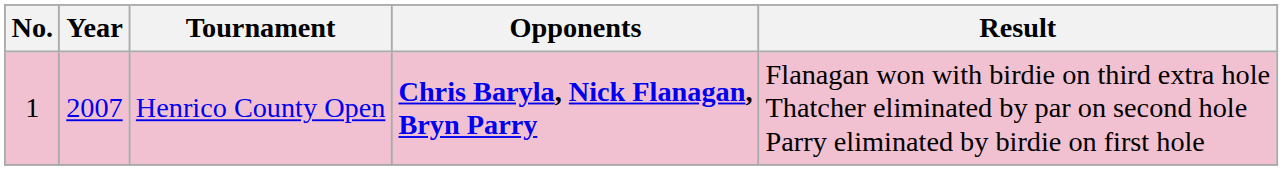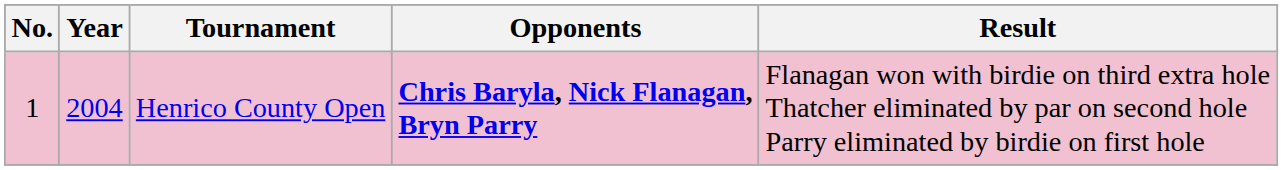(94, 108) 2007 -> (94, 108) 2004
